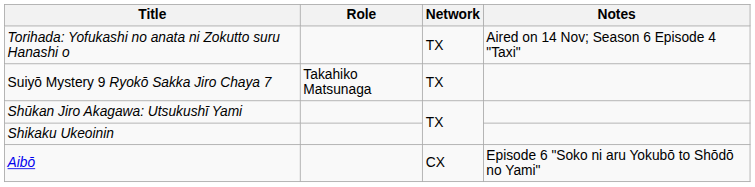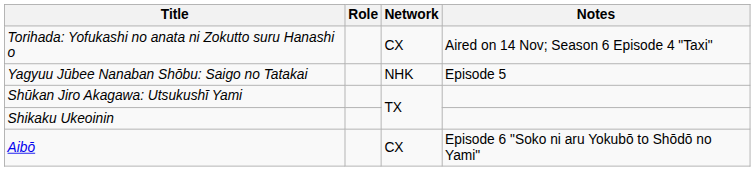(435, 44) TX -> (394, 44) CX
- row: (140, 82)
+ row: (158, 74)
